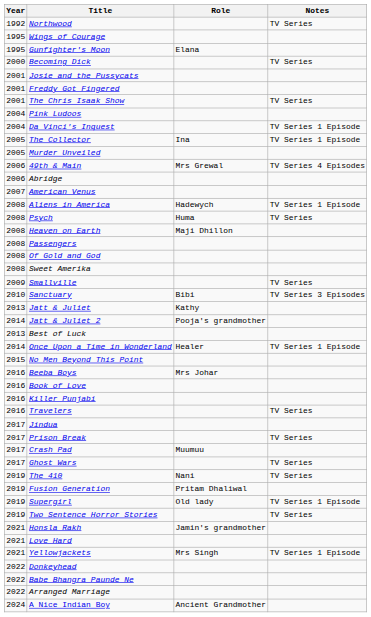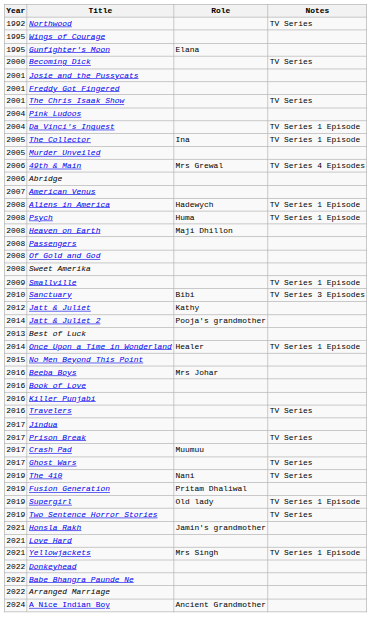(291, 218) TV Series -> (315, 218) TV Series 1 Episode
(291, 282) TV Series -> (315, 282) TV Series 1 Episode
(16, 308) 2013 -> (16, 308) 2012
